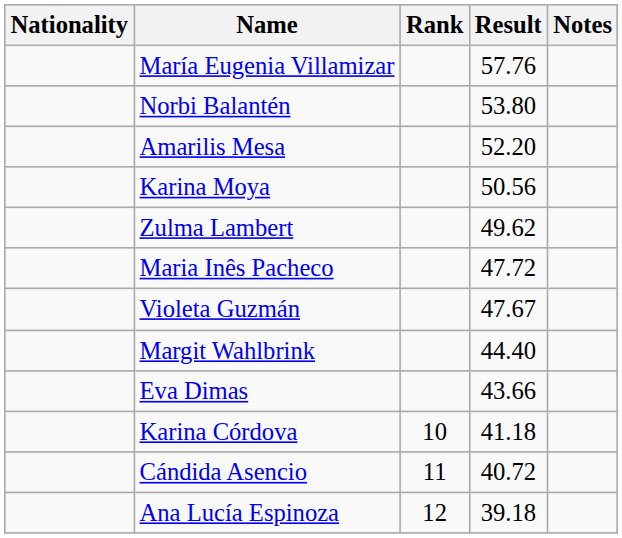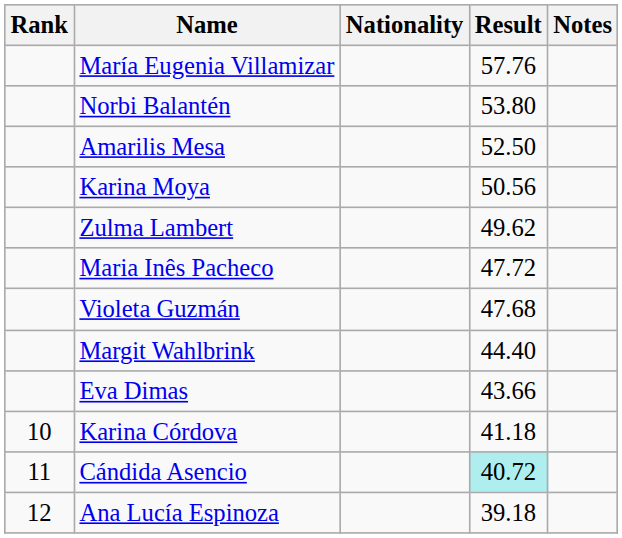columns swapped: (435, 24) <-> (69, 24)
(508, 146) 52.20 -> (508, 146) 52.50
(508, 309) 47.67 -> (508, 309) 47.68
(508, 471) no background -> (508, 471) paleturquoise background
